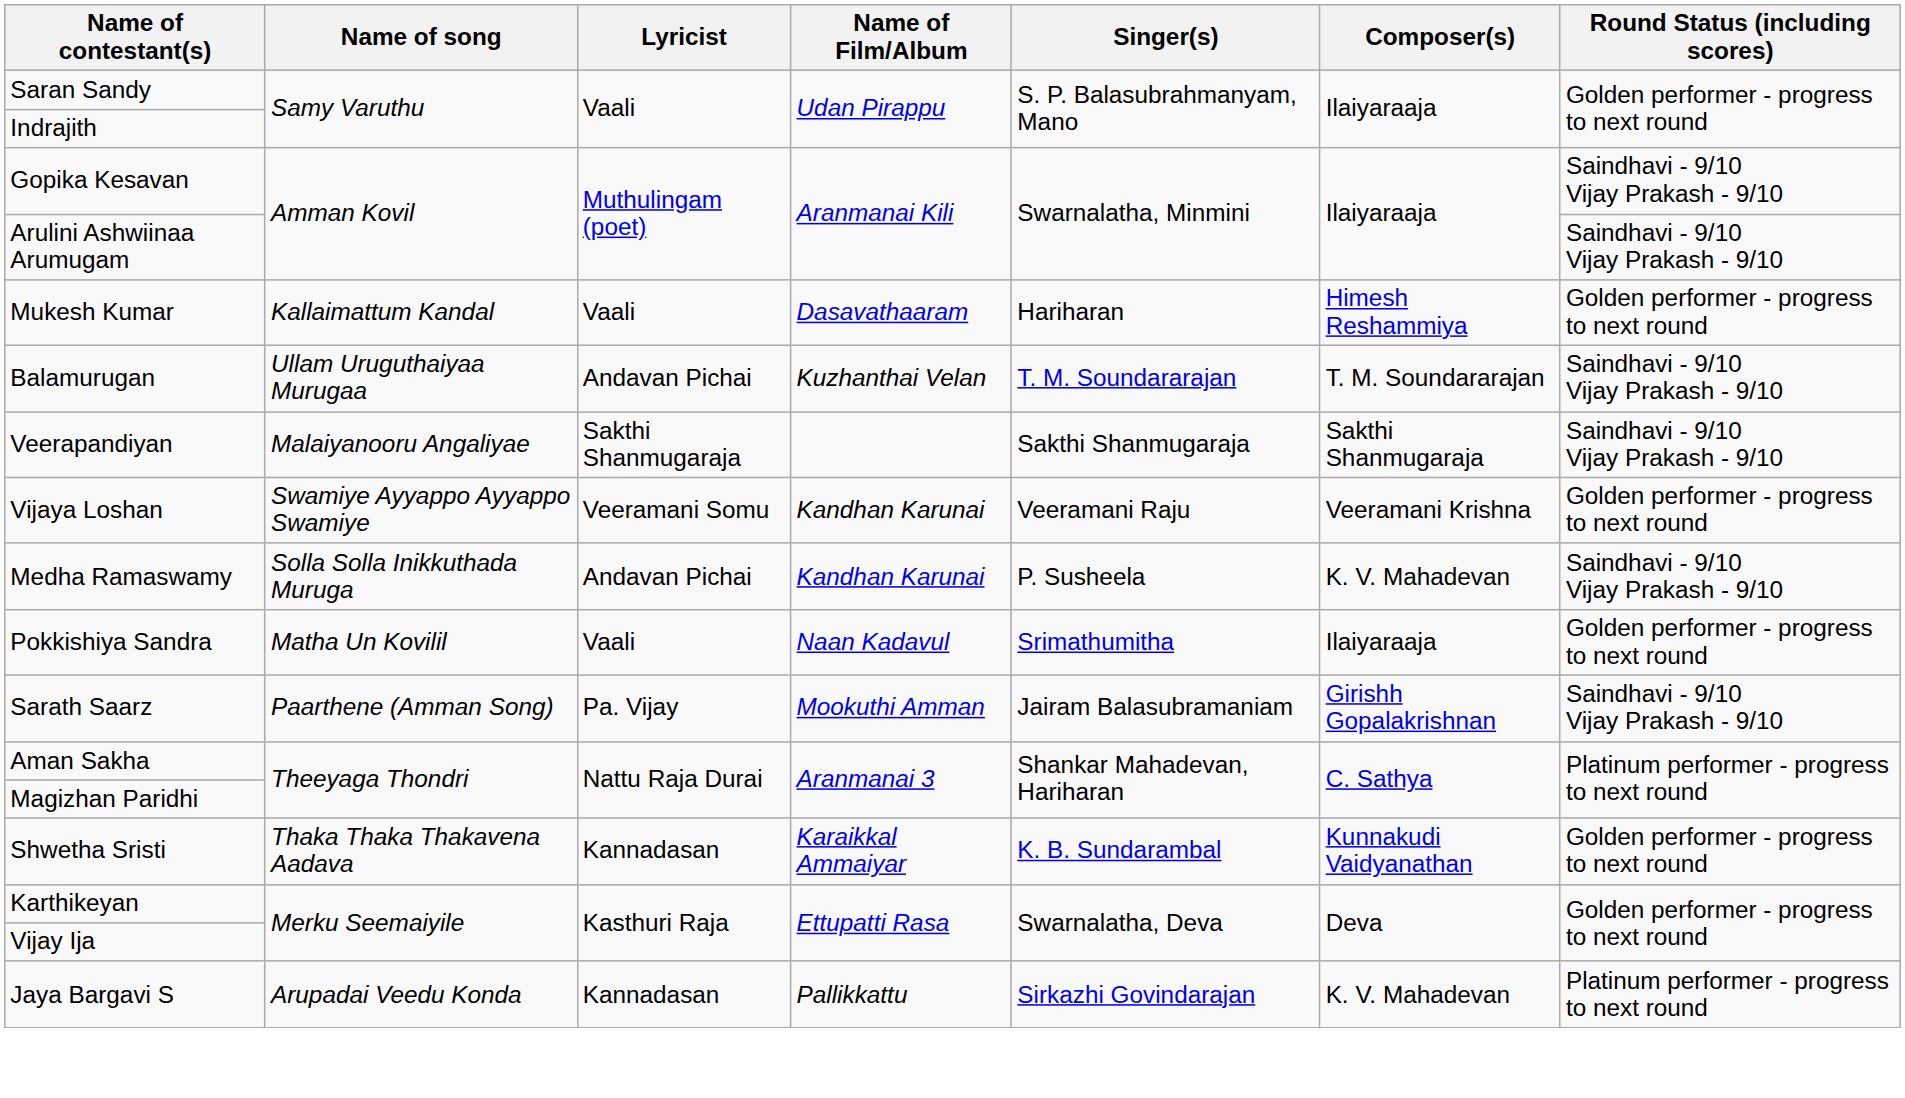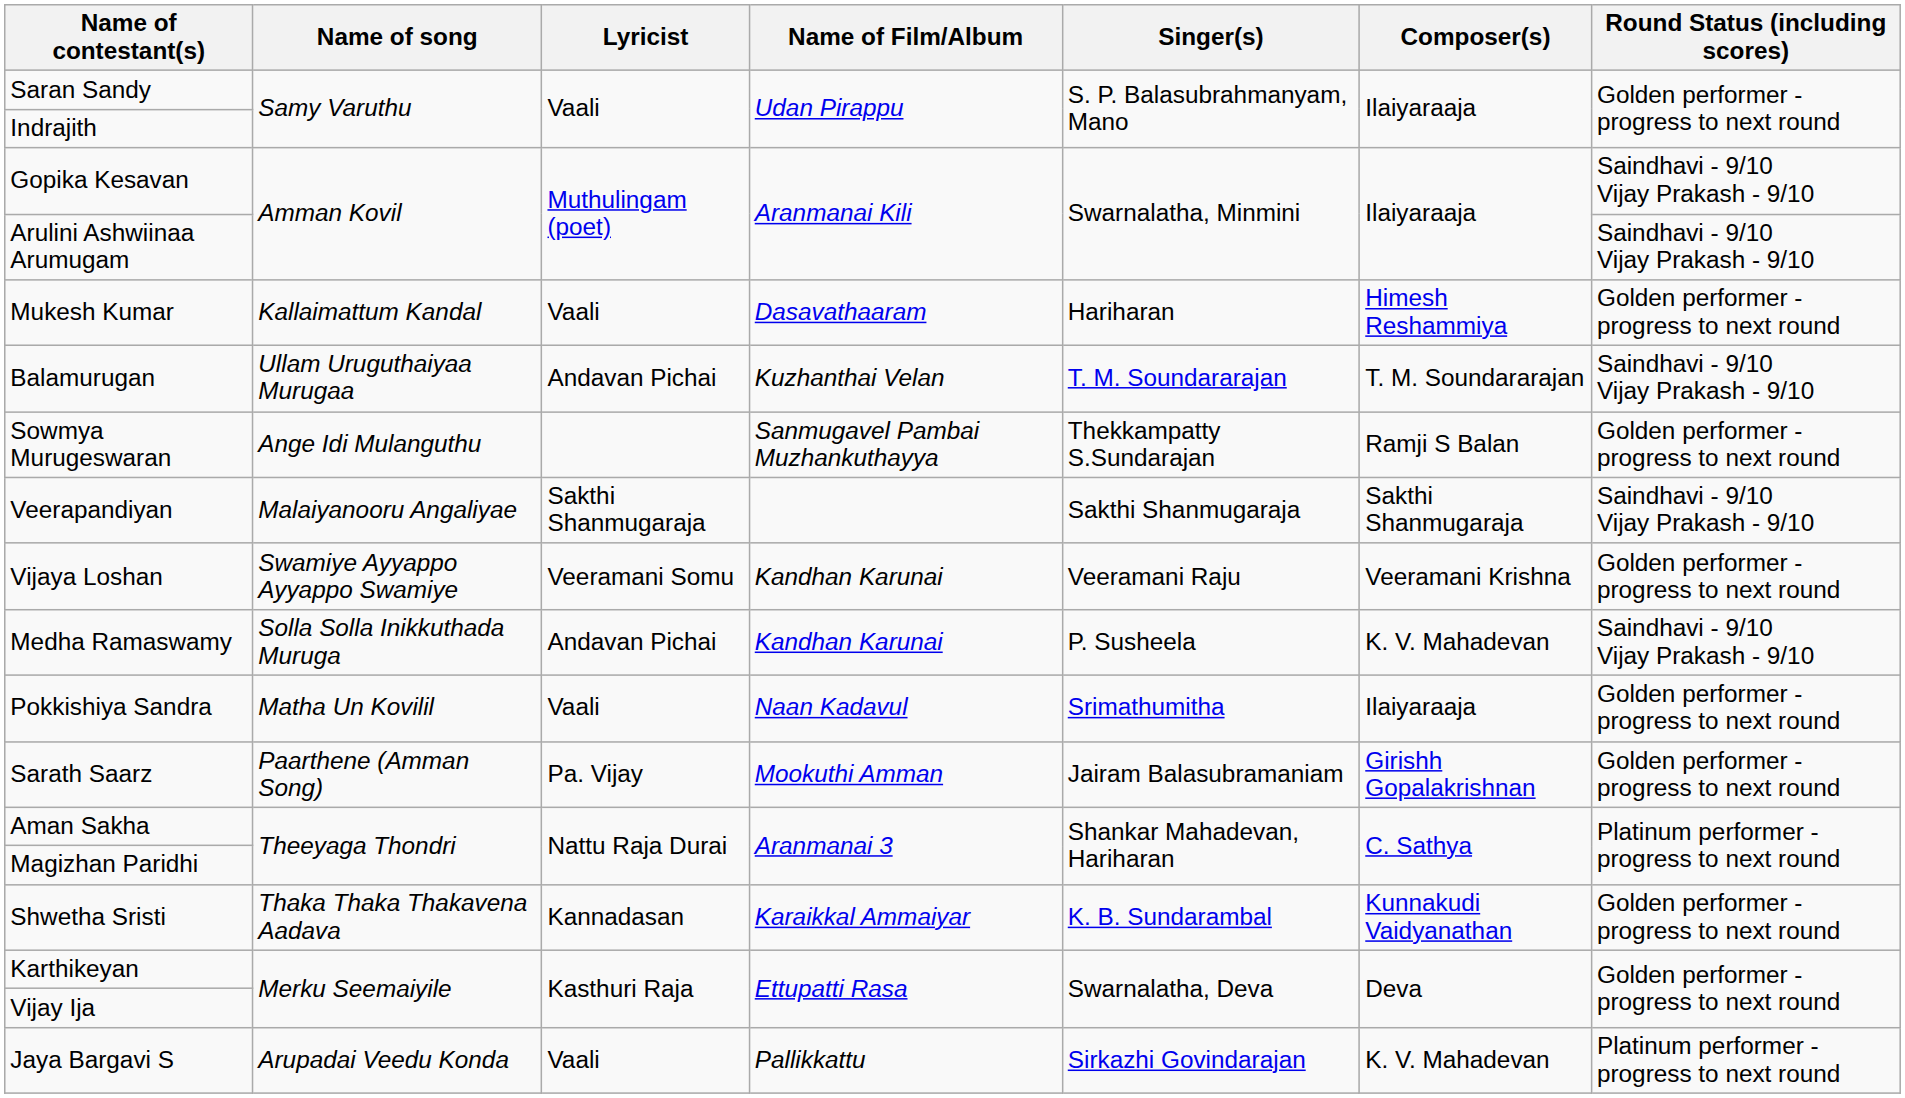+ row: (91, 444)
(1675, 707) Saindhavi - 9/10 Vijay Prakash - 9/10 -> (1719, 773) Golden performer - progress to next round
(651, 994) Kannadasan -> (574, 1060) Vaali
